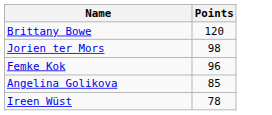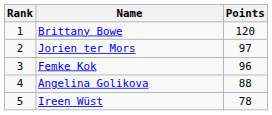+ column: (20, 13)
(214, 48) 98 -> (245, 48) 97
(214, 84) 85 -> (245, 84) 88
